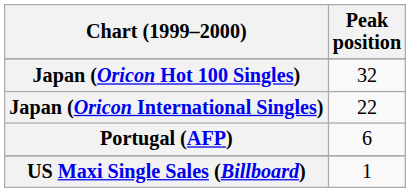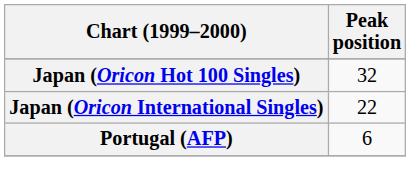- row: (166, 171)
